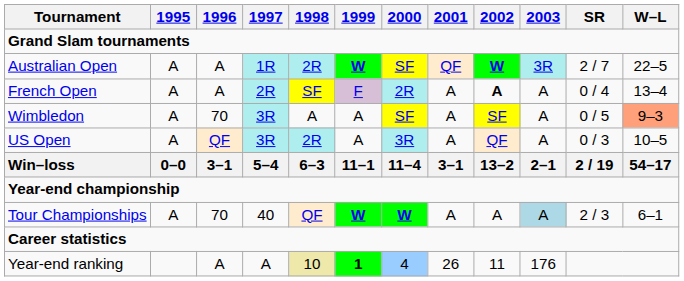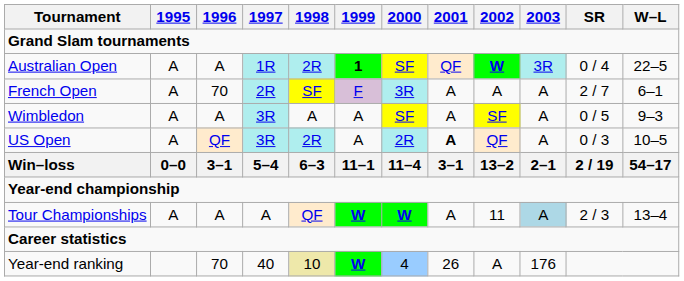(358, 65) W -> (358, 65) 1
(594, 65) 2 / 7 -> (594, 65) 0 / 4
(220, 90) A -> (220, 90) 70
(404, 90) 2R -> (404, 90) 3R
(497, 90) bold -> (497, 90) normal
(594, 90) 0 / 4 -> (594, 90) 2 / 7
(650, 90) 13–4 -> (650, 90) 6–1
(220, 115) 70 -> (220, 115) A
(650, 115) lightsalmon background -> (650, 115) no background
(404, 139) 3R -> (404, 139) 2R
(451, 139) normal -> (451, 139) bold
(220, 213) 70 -> (220, 213) A
(266, 213) 40 -> (266, 213) A
(497, 213) A -> (497, 213) 11
(650, 213) 6–1 -> (650, 213) 13–4
(220, 263) A -> (220, 263) 70
(266, 263) A -> (266, 263) 40
(358, 263) 1 -> (358, 263) W
(497, 263) 11 -> (497, 263) A
